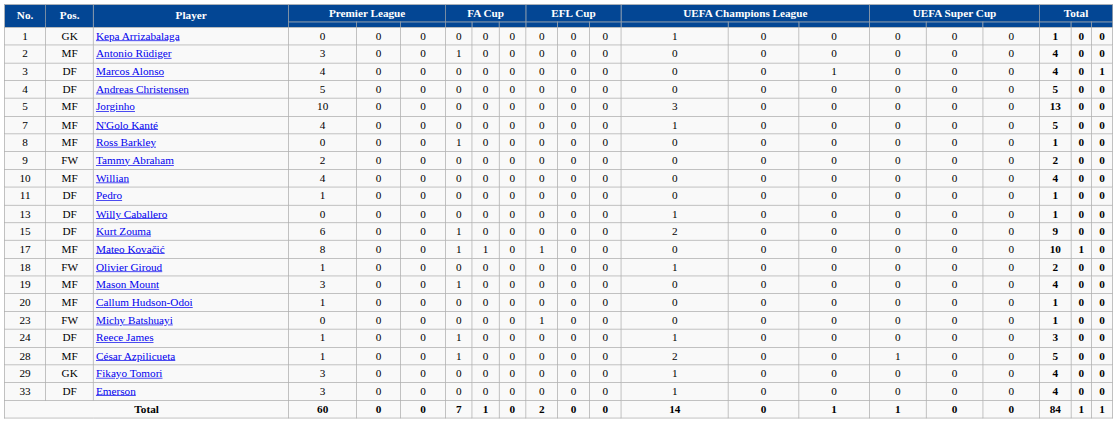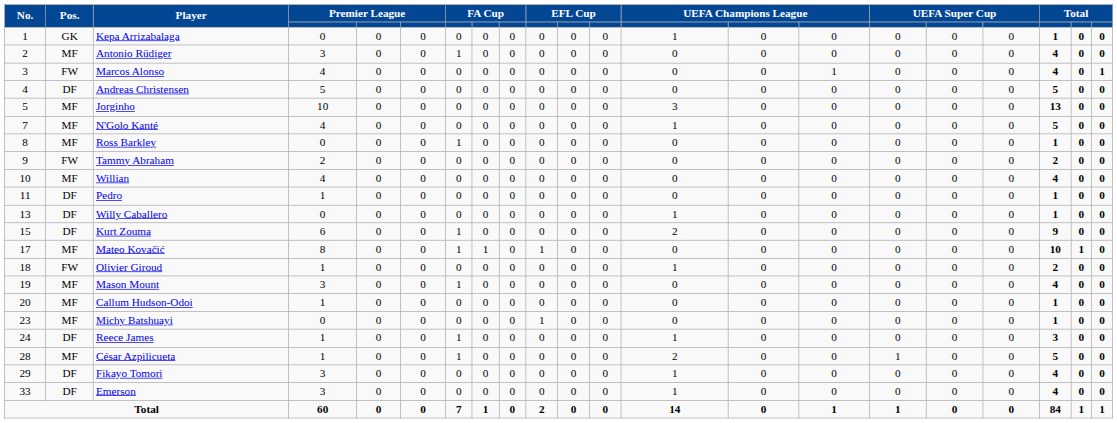(70, 71) DF -> (70, 71) FW
(70, 320) FW -> (70, 320) MF
(70, 373) GK -> (70, 373) DF
